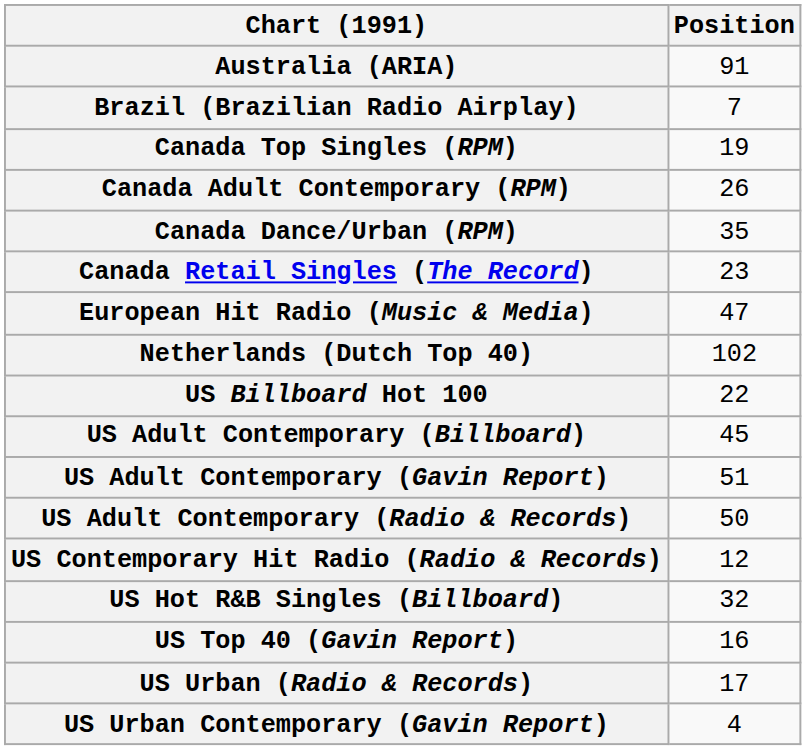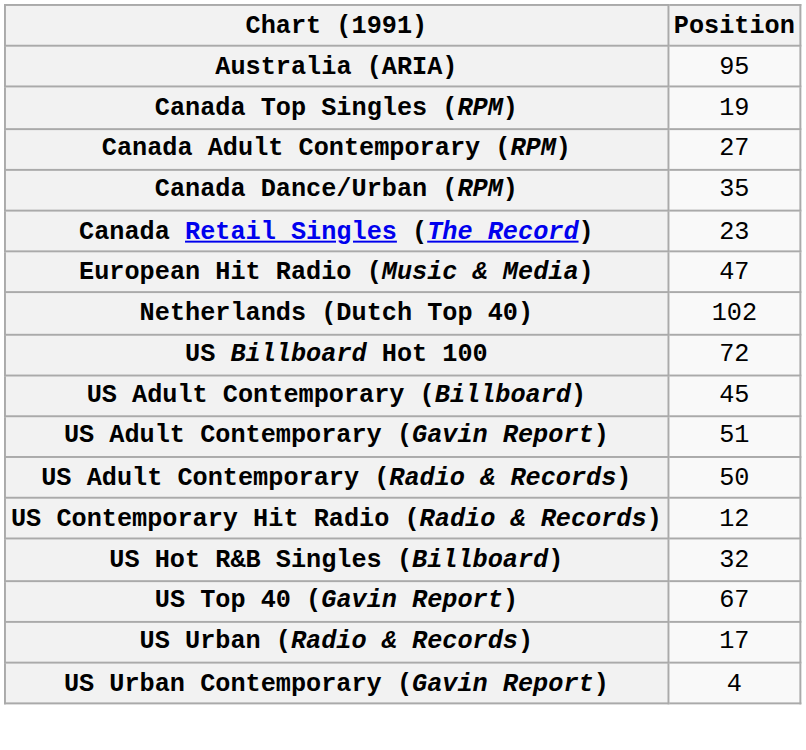(734, 67) 91 -> (734, 67) 95
- row: (336, 108)
(734, 190) 26 -> (734, 149) 27
(734, 395) 22 -> (734, 354) 72
(734, 642) 16 -> (734, 601) 67
